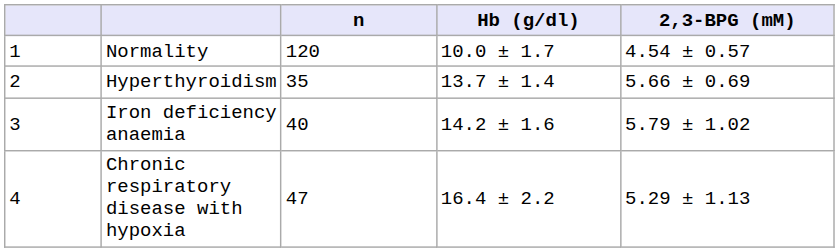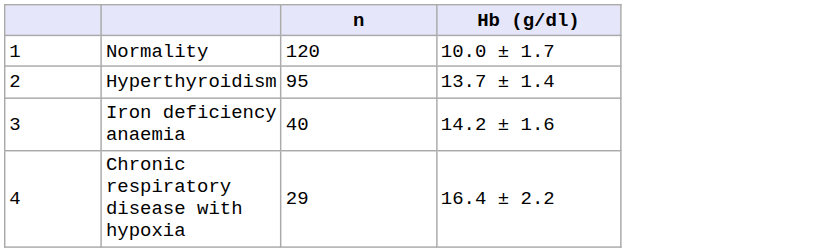- column: (727, 20)
(297, 82) 35 -> (297, 82) 95
(297, 199) 47 -> (297, 199) 29
